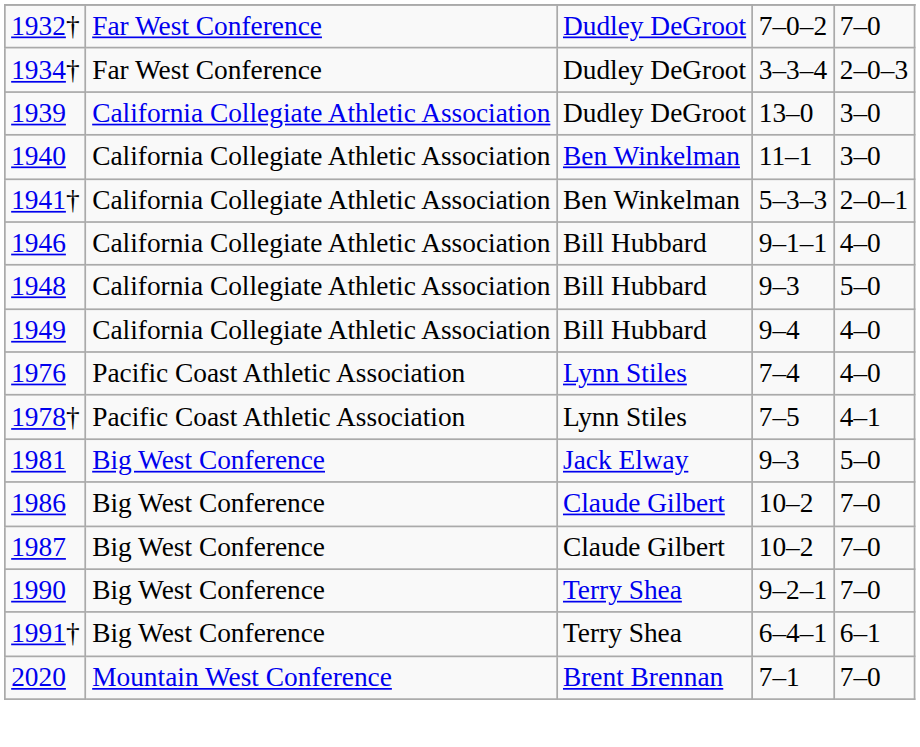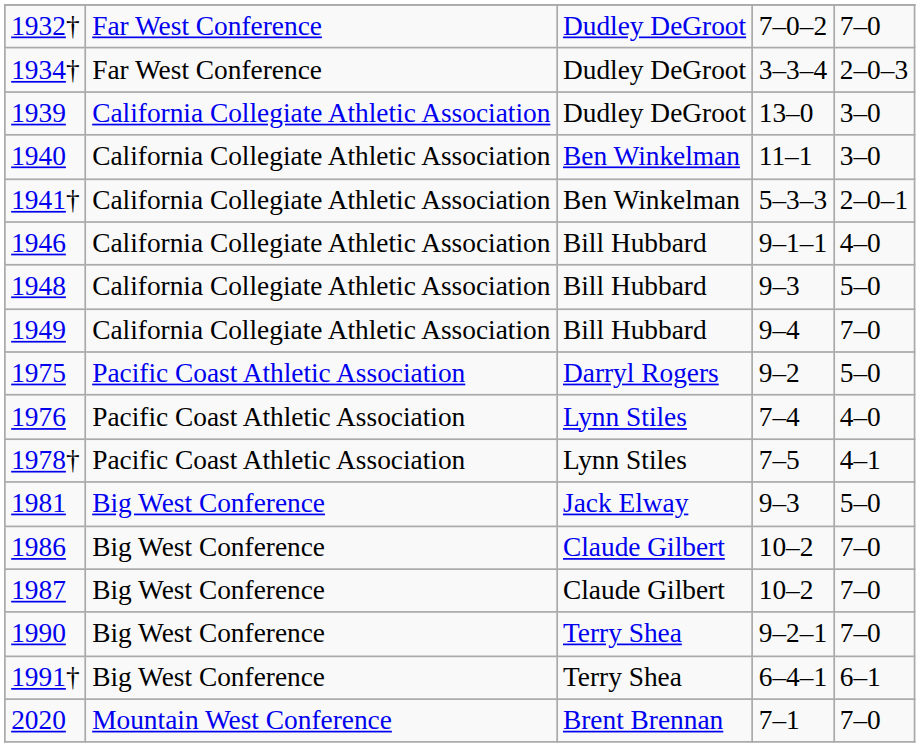(860, 329) 4–0 -> (860, 329) 7–0
+ row: (39, 373)
